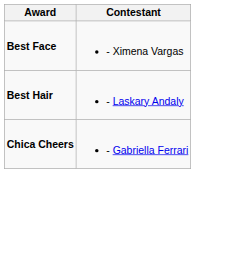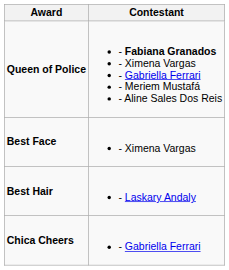+ row: (46, 69)
